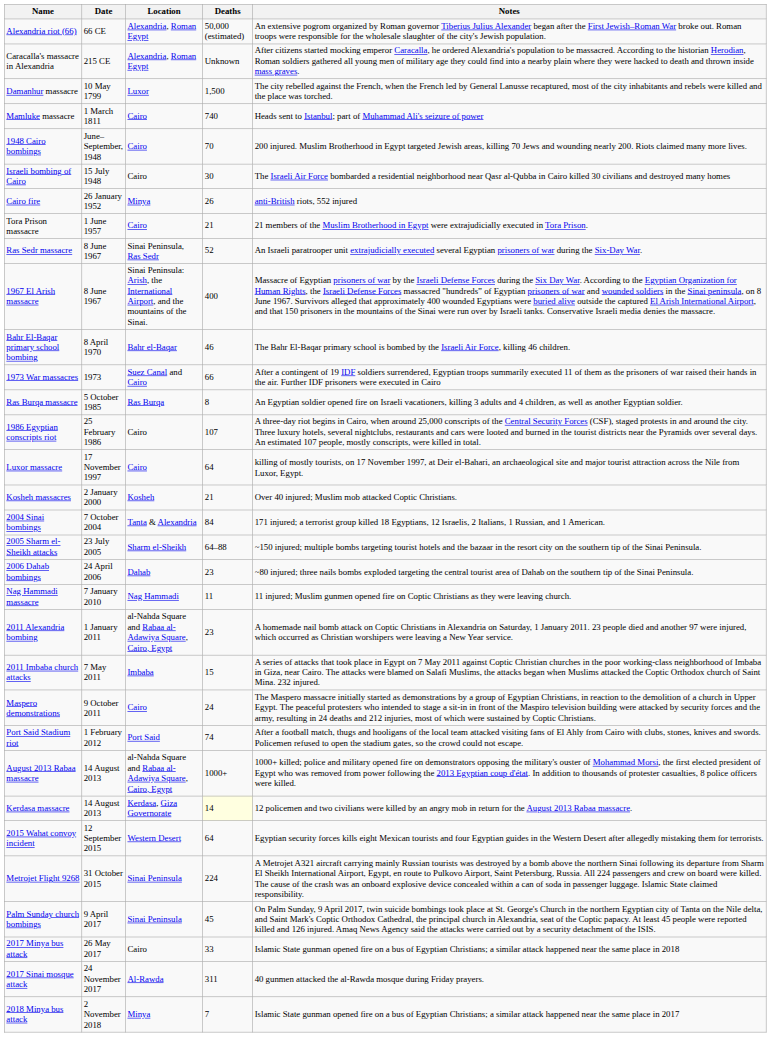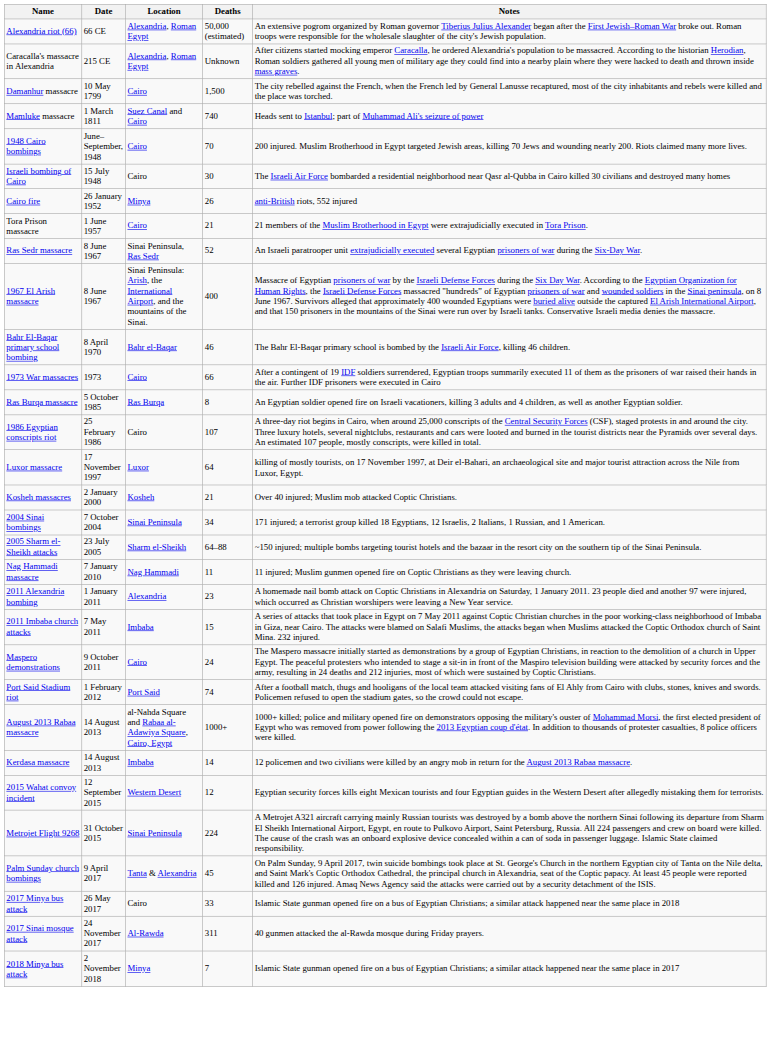(138, 91) Luxor -> (137, 91) Cairo
(137, 116) Cairo -> (155, 116) Suez Canal and Cairo
(155, 377) Suez Canal and Cairo -> (137, 377) Cairo
(137, 467) Cairo -> (138, 467) Luxor
(162, 522) Tanta & Alexandria -> (155, 522) Sinai Peninsula
(209, 522) 84 -> (209, 522) 34
- row: (28, 572)
(158, 632) al-Nahda Square and Rabaa al-Adawiya Square, Cairo, Egypt -> (147, 597) Alexandria
(152, 808) Kerdasa, Giza Governorate -> (141, 763) Imbaba
(209, 808) lightyellow background -> (209, 763) no background
(209, 838) 64 -> (209, 793) 12
(155, 919) Sinai Peninsula -> (162, 874) Tanta & Alexandria
